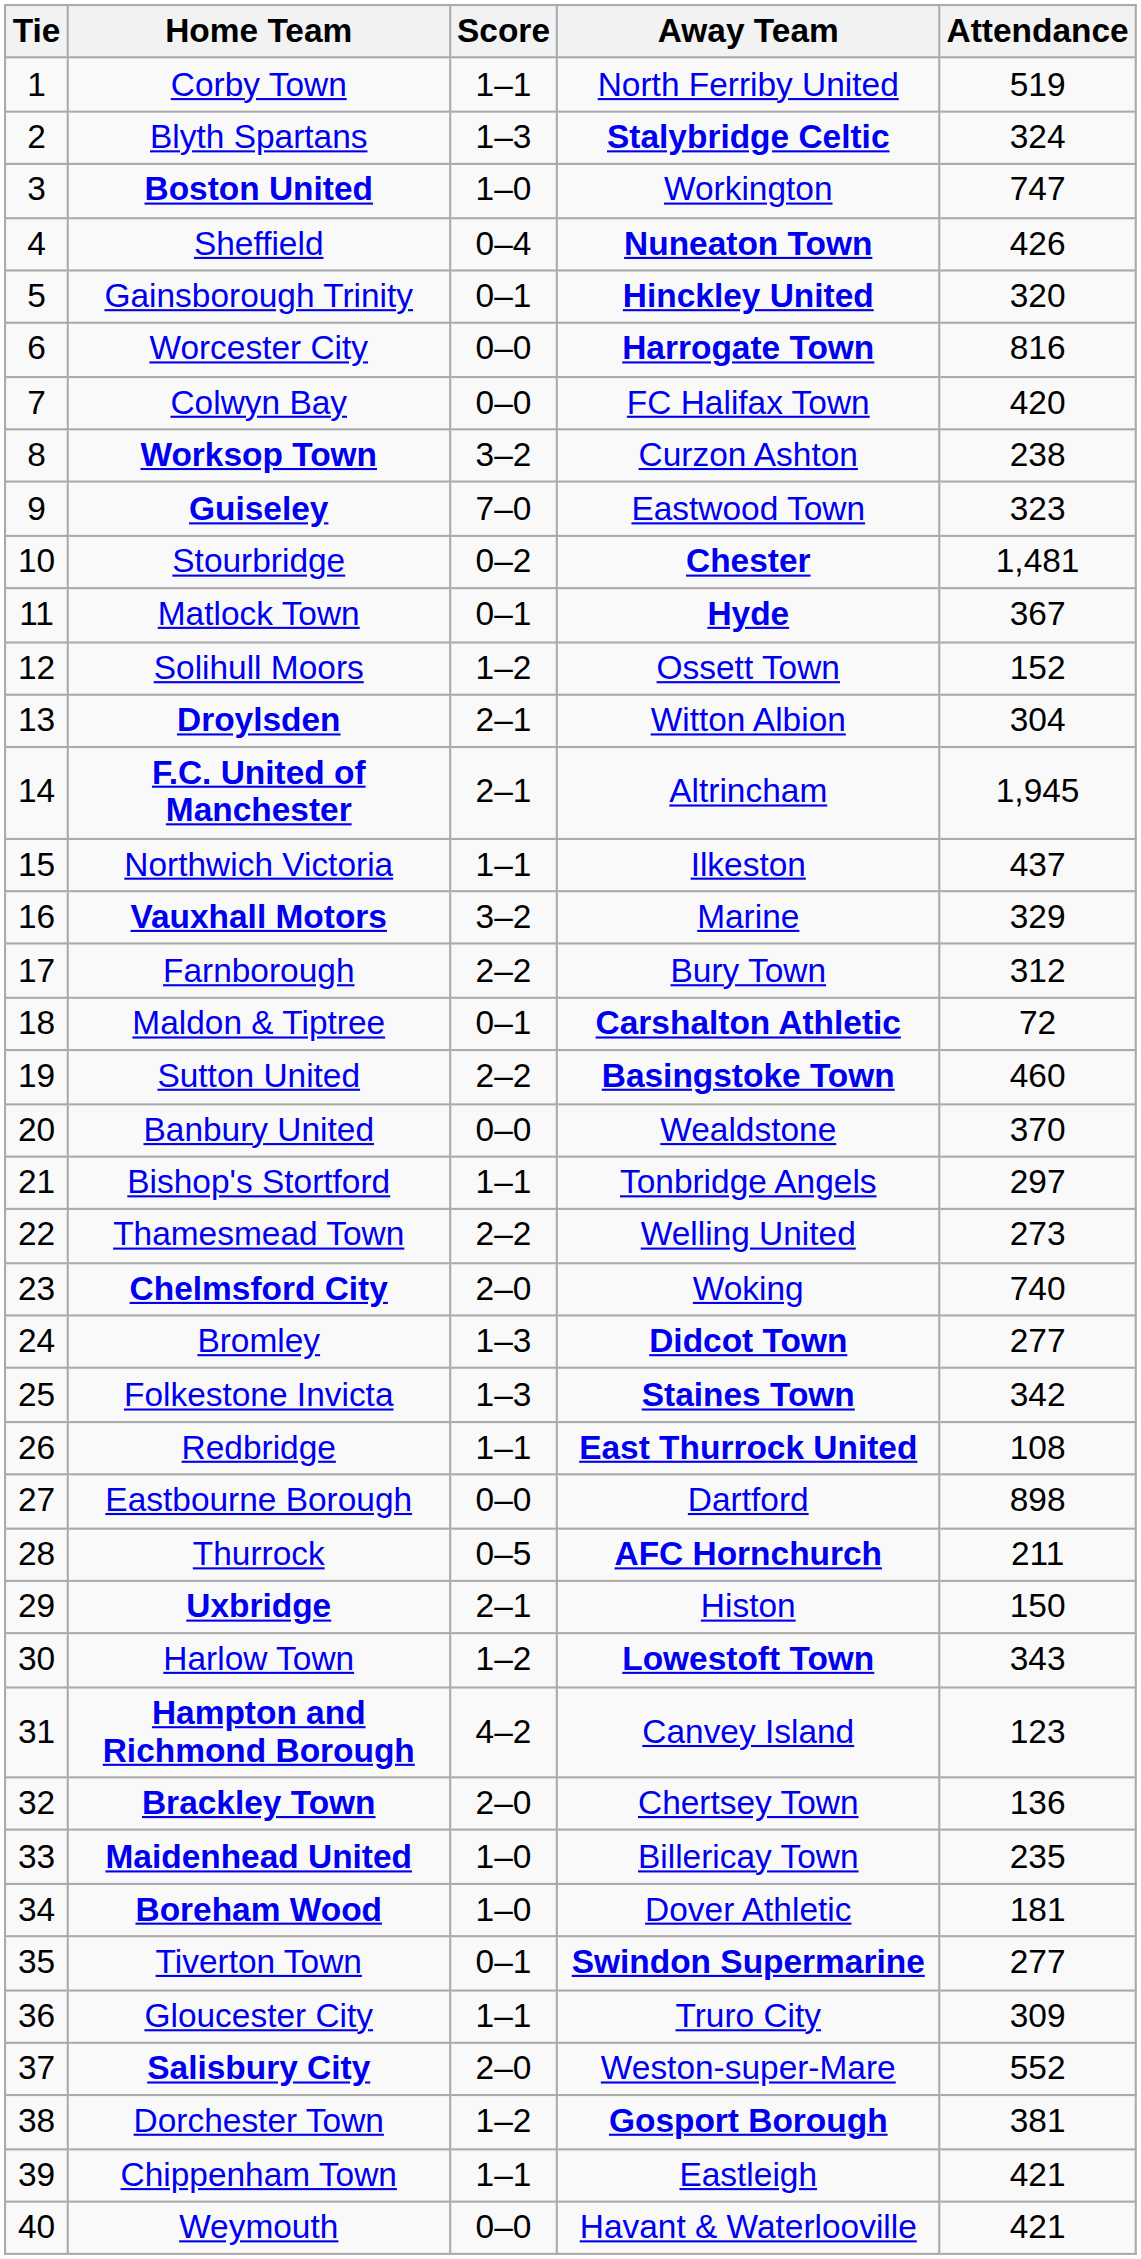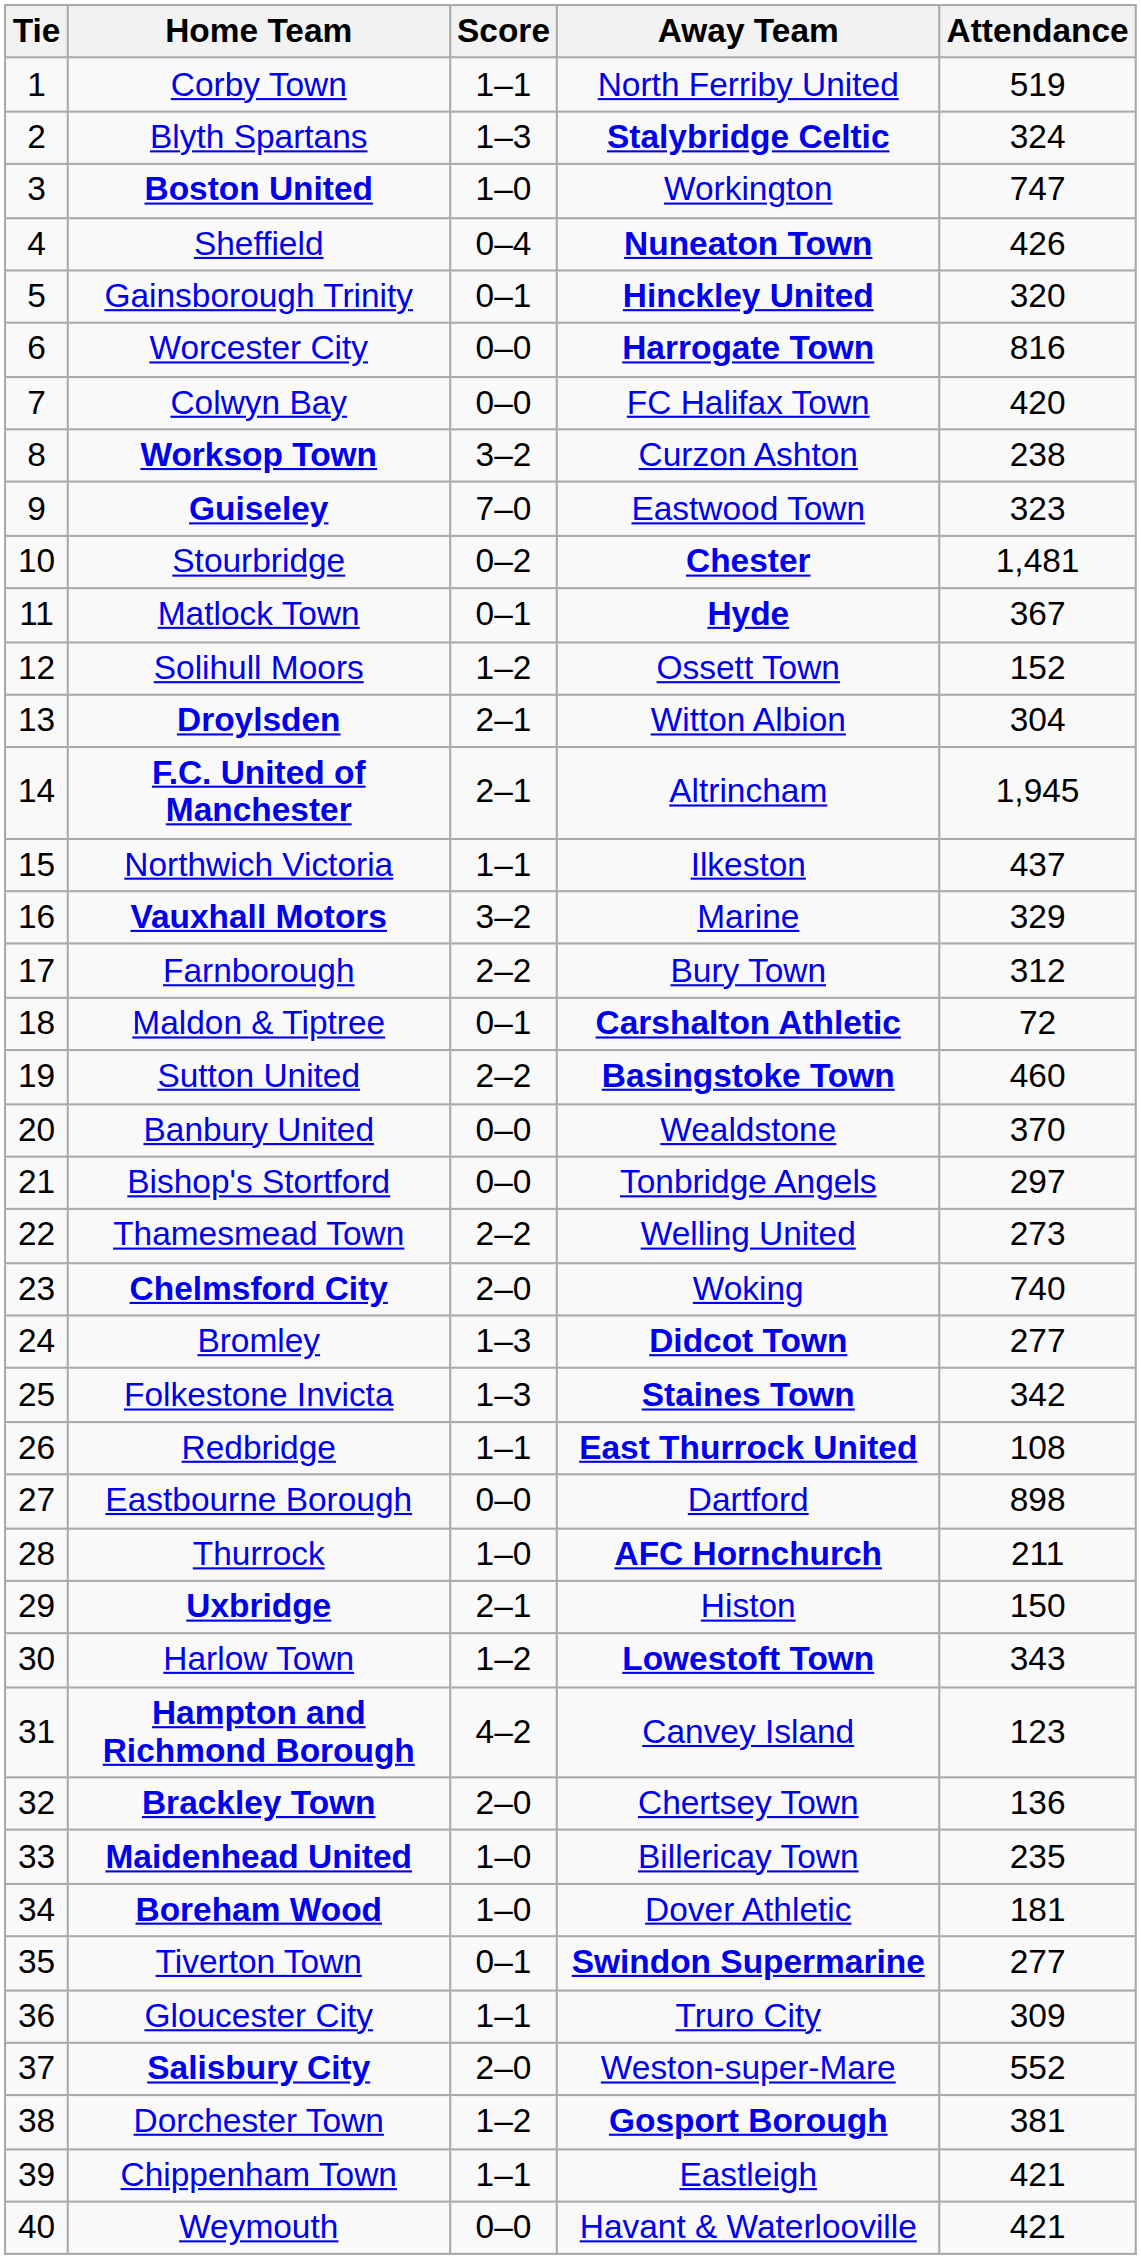(503, 1182) 1–1 -> (503, 1182) 0–0
(503, 1553) 0–5 -> (503, 1553) 1–0
